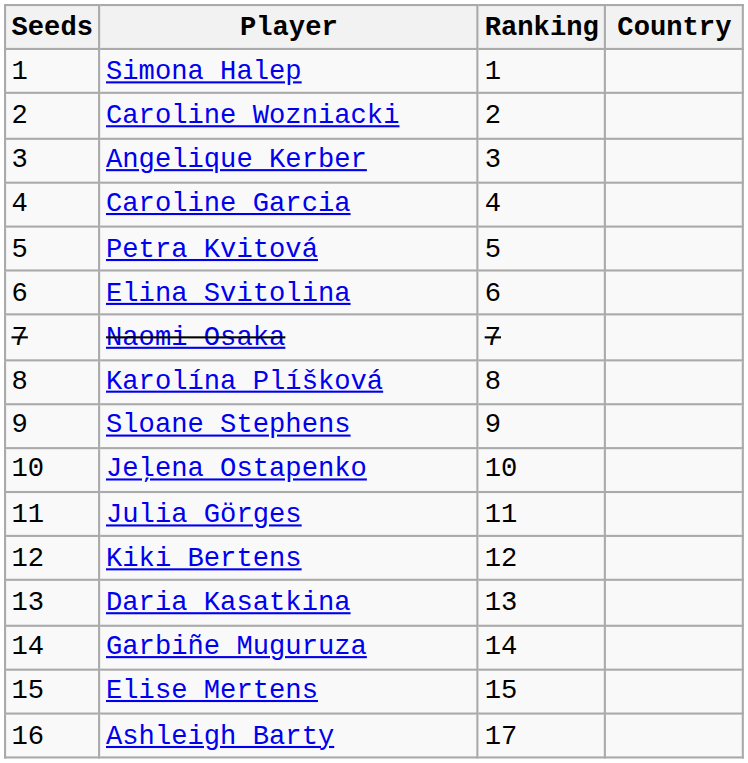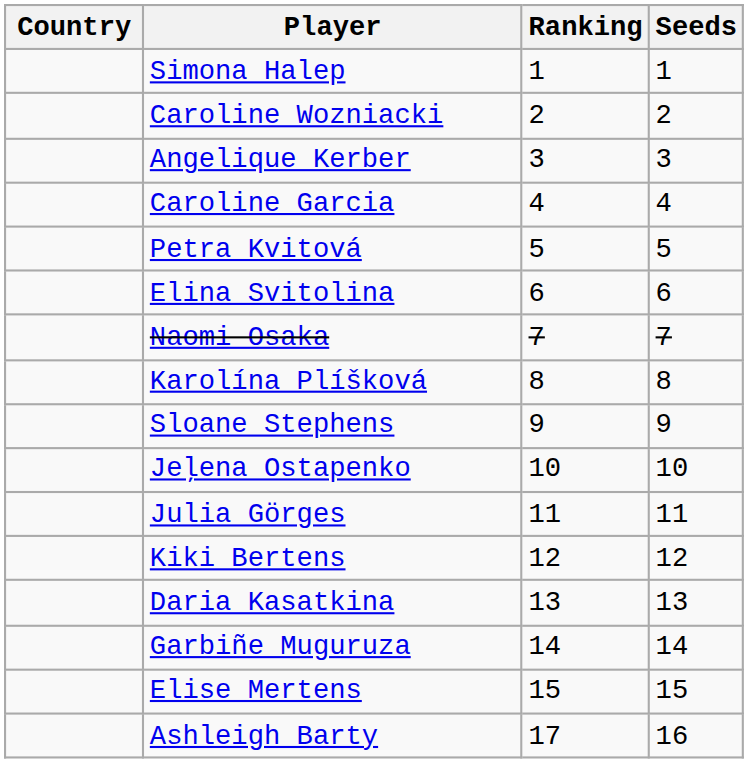columns swapped: (674, 27) <-> (52, 27)
